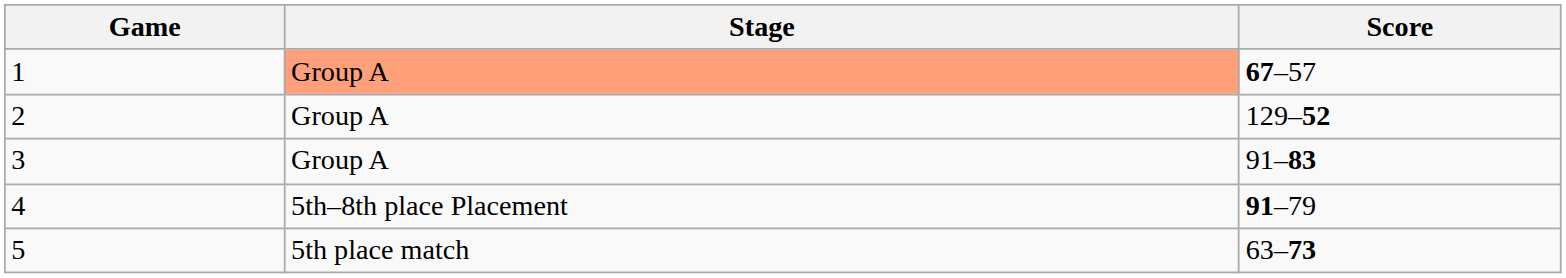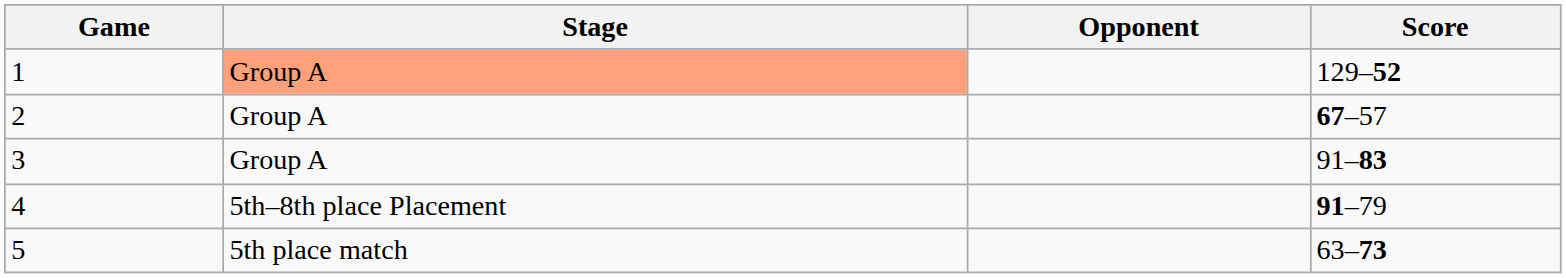+ column: (1139, 26)
(1281, 71) 67–57 -> (1359, 71) 129–52
(1288, 116) 129–52 -> (1352, 116) 67–57
